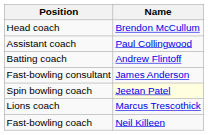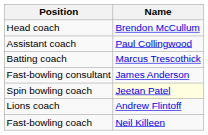(148, 59) Andrew Flintoff -> (158, 59) Marcus Trescothick
(158, 106) Marcus Trescothick -> (148, 106) Andrew Flintoff
